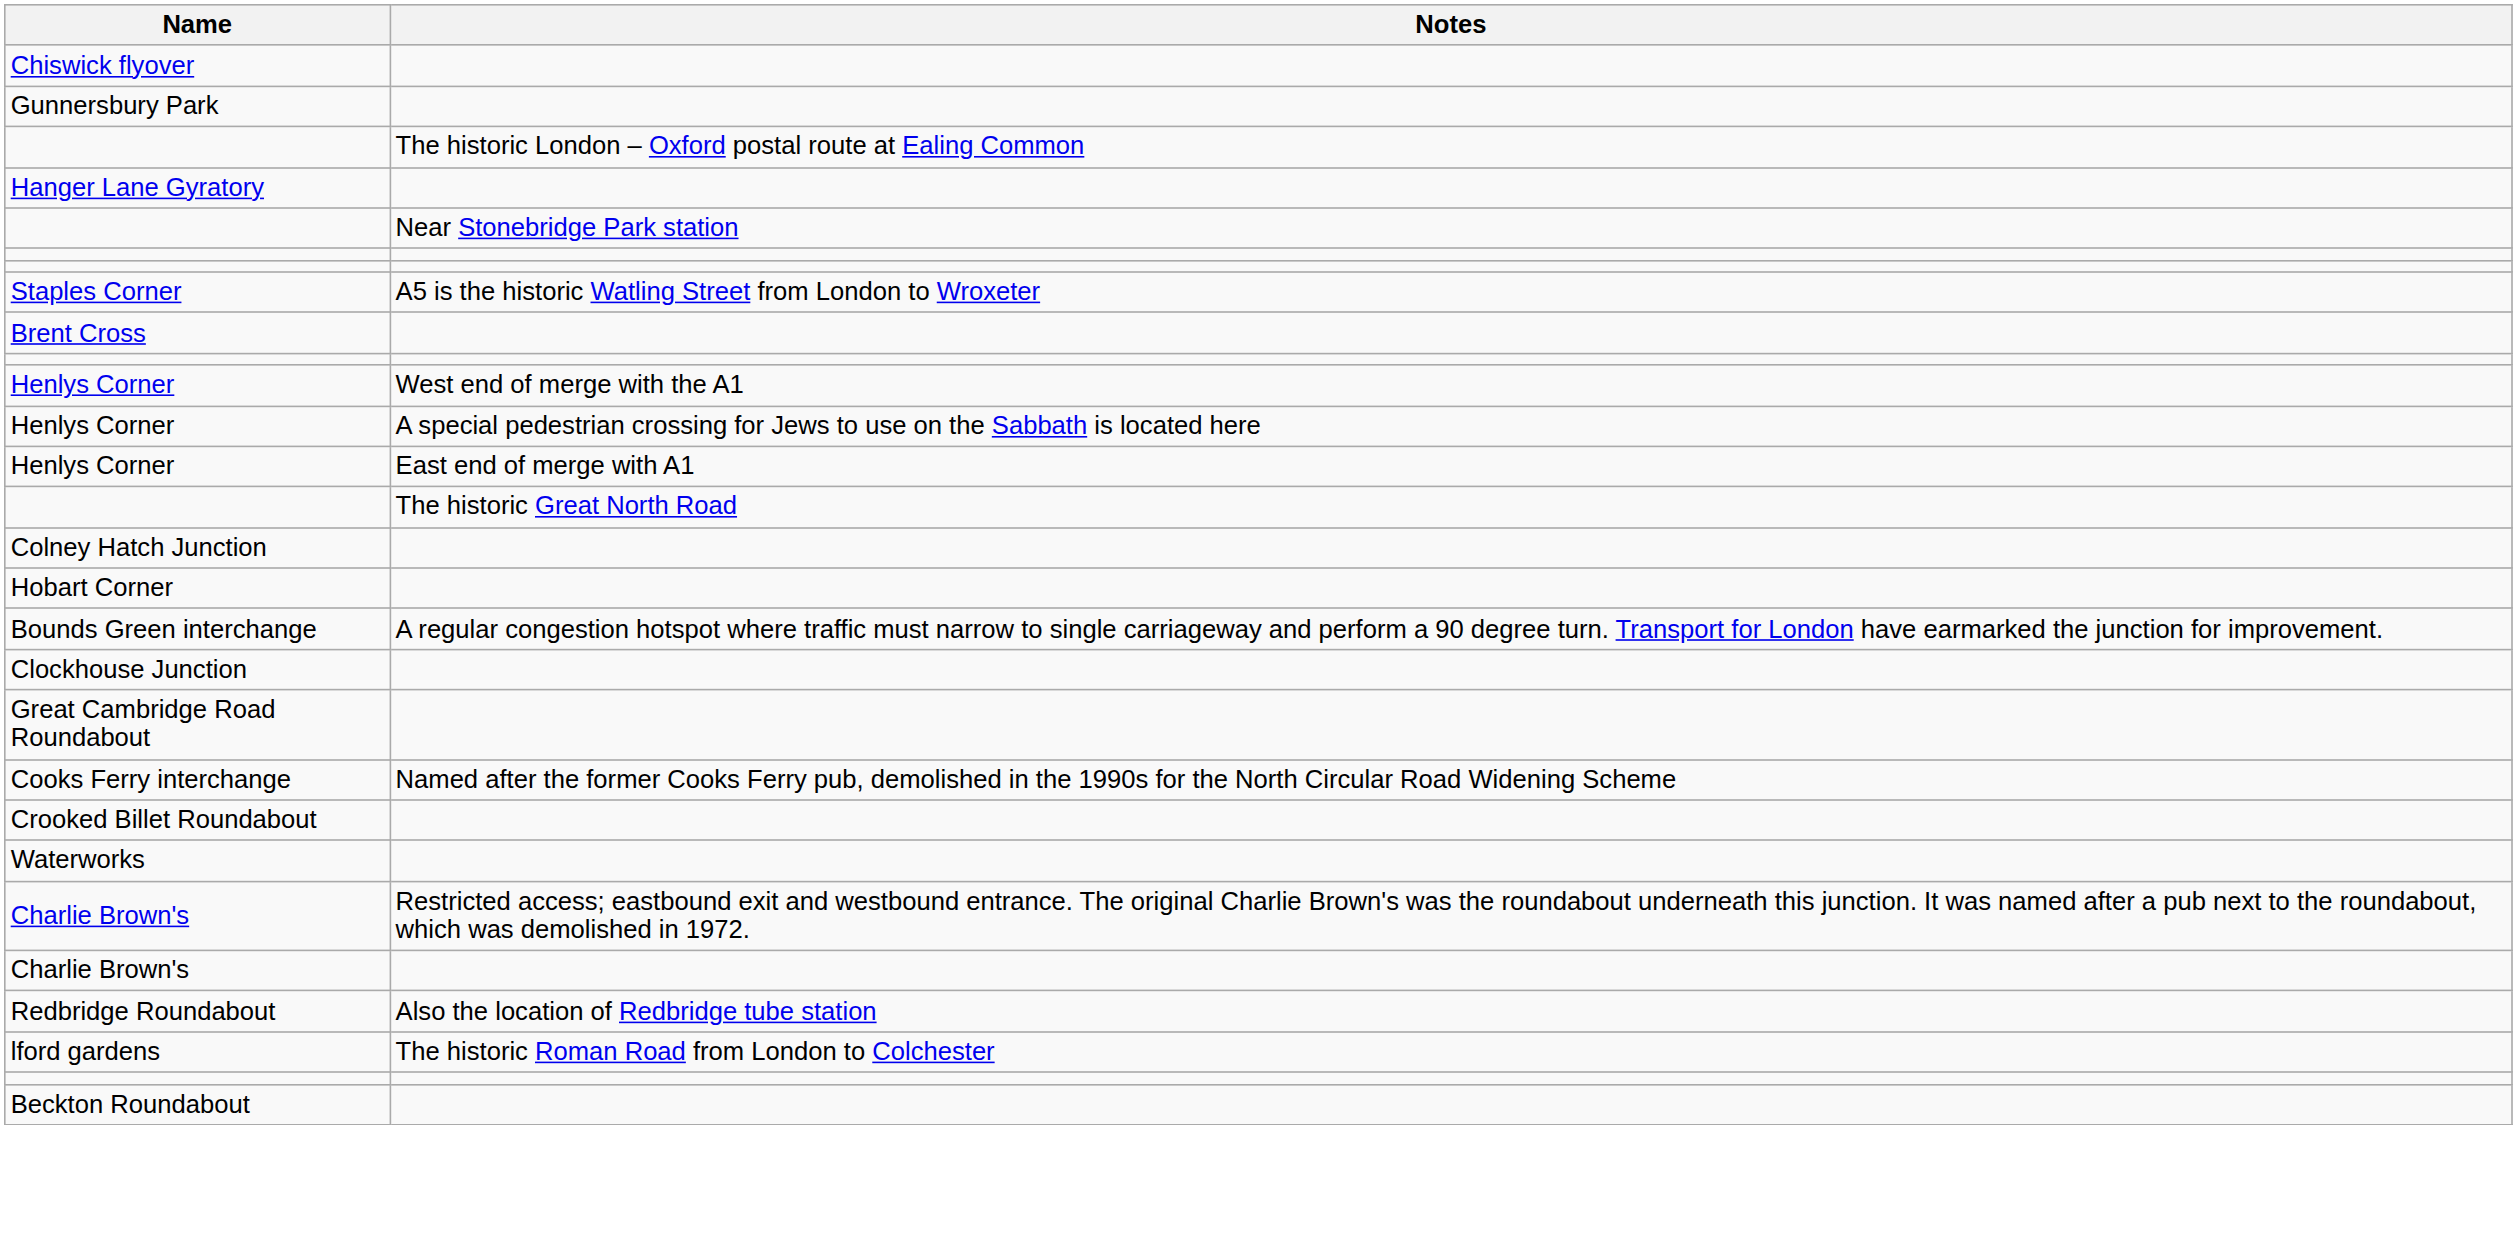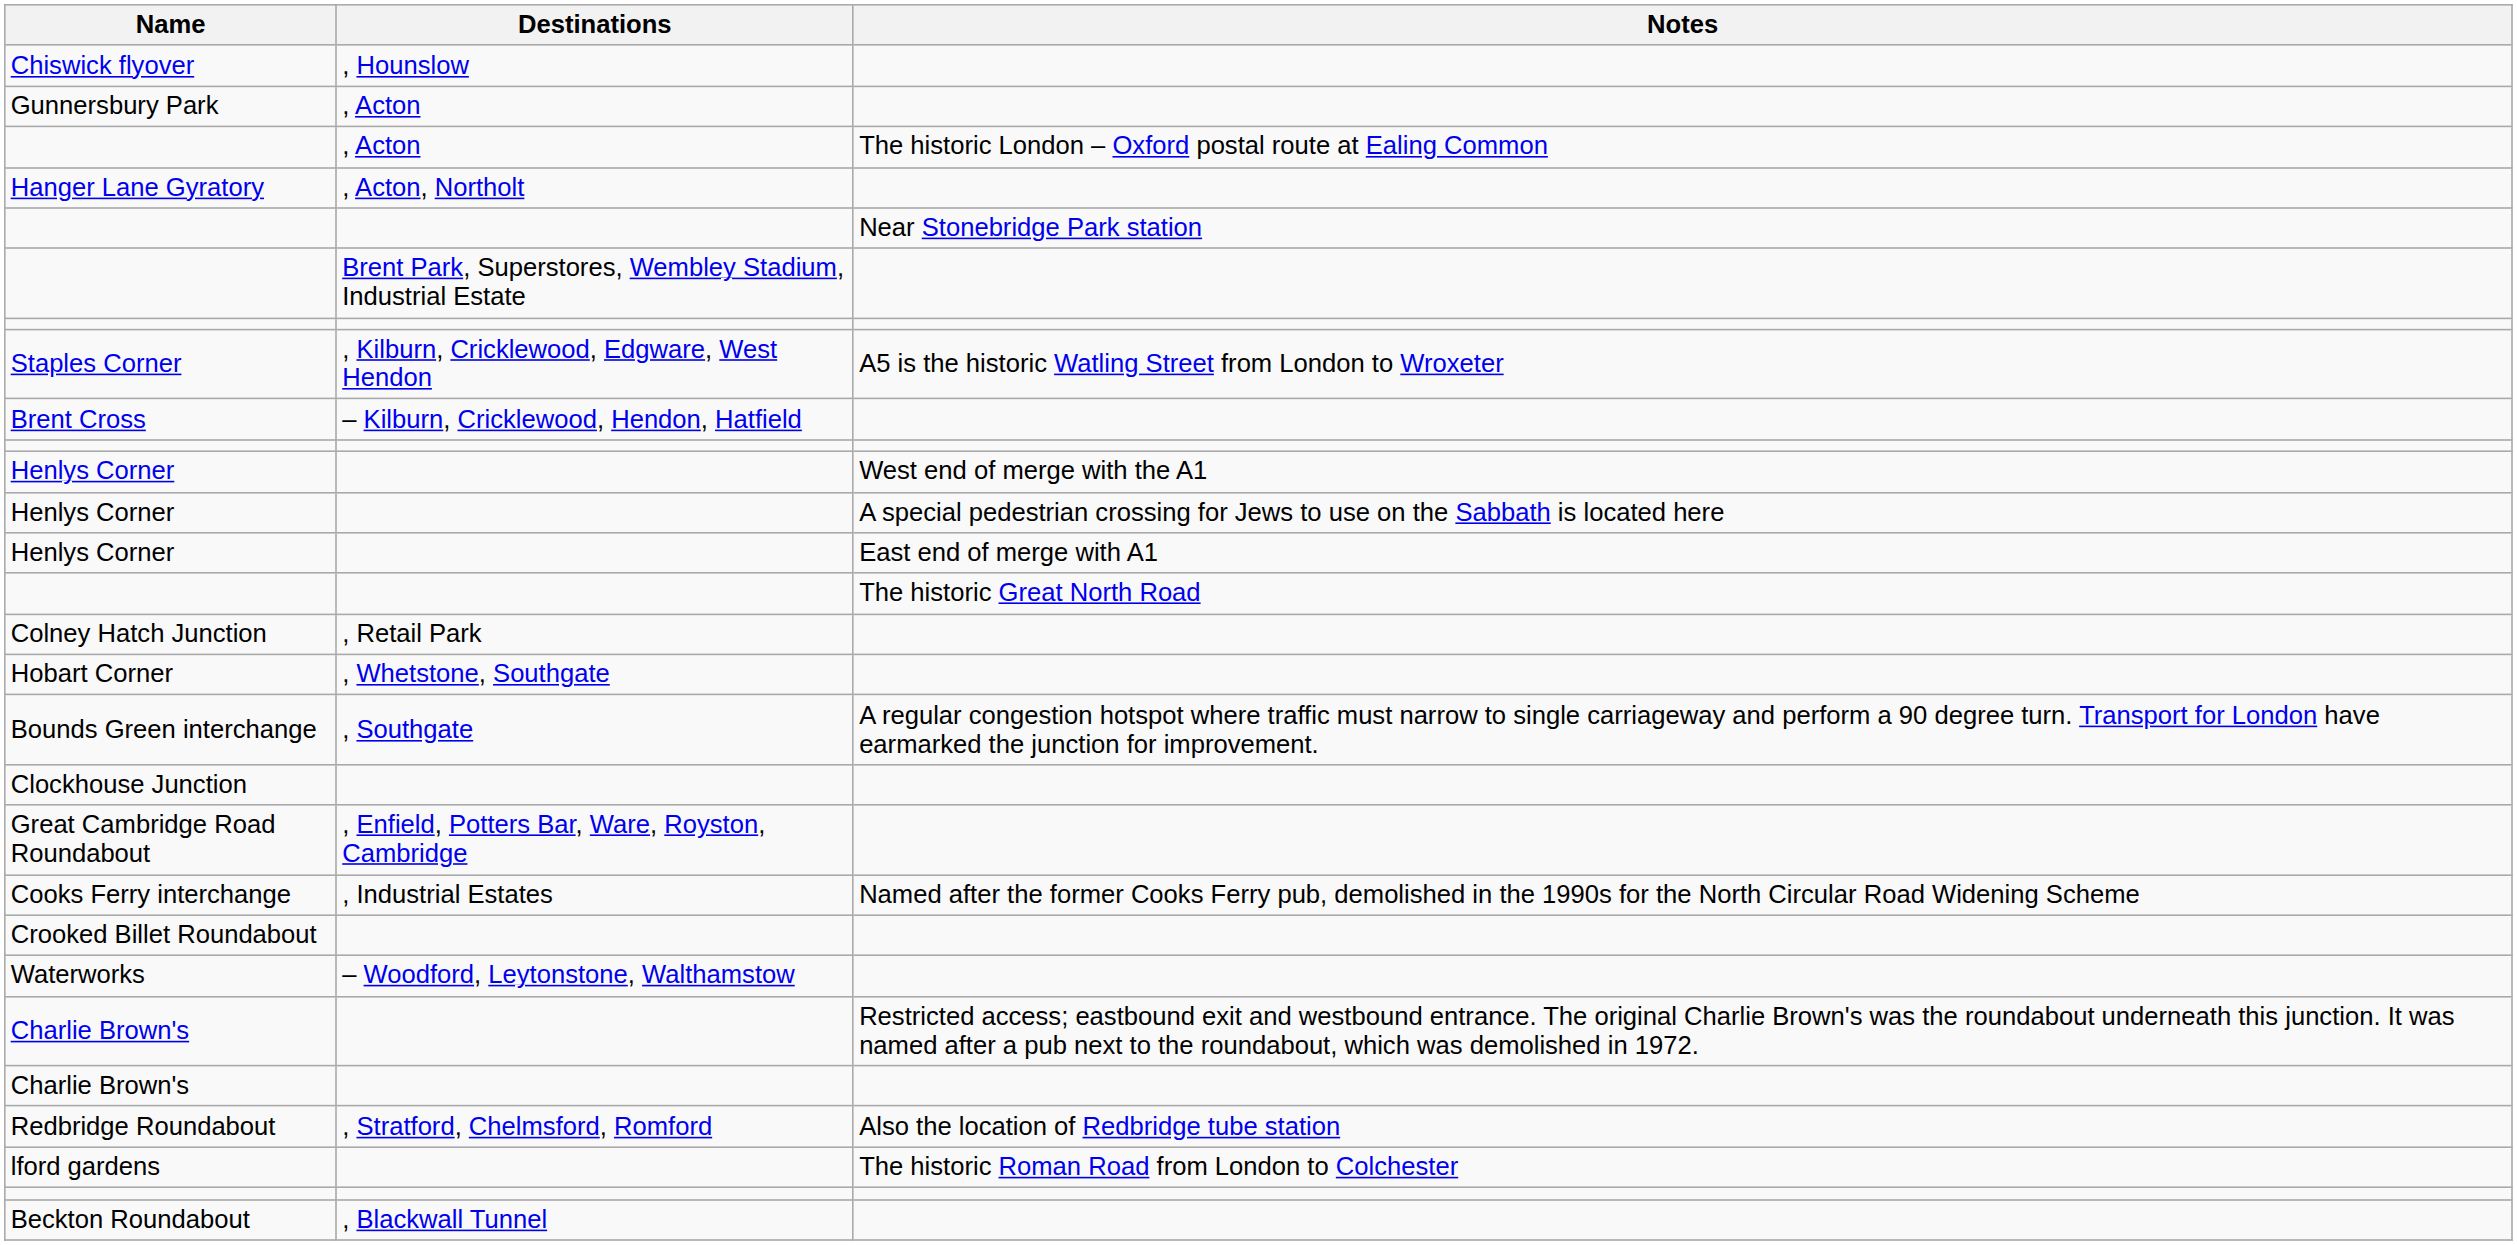+ column: (595, 24)
